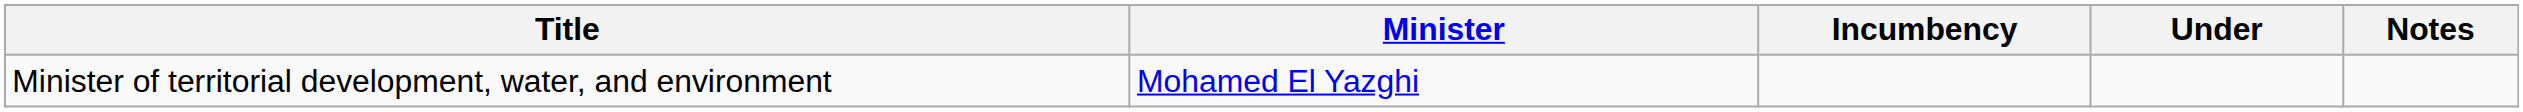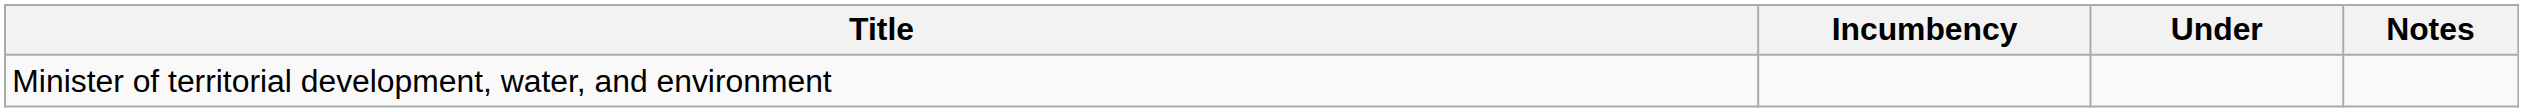- column: (1444, 29)
